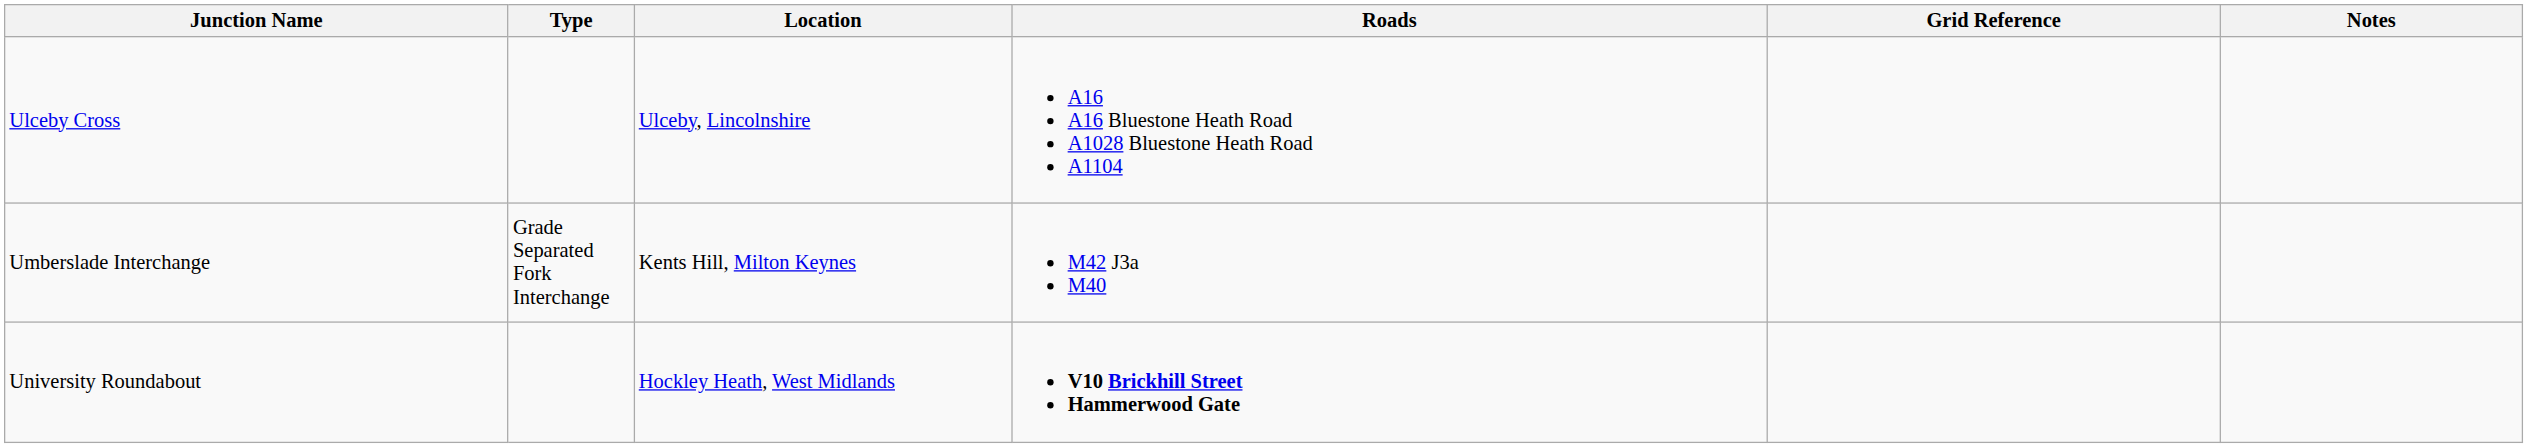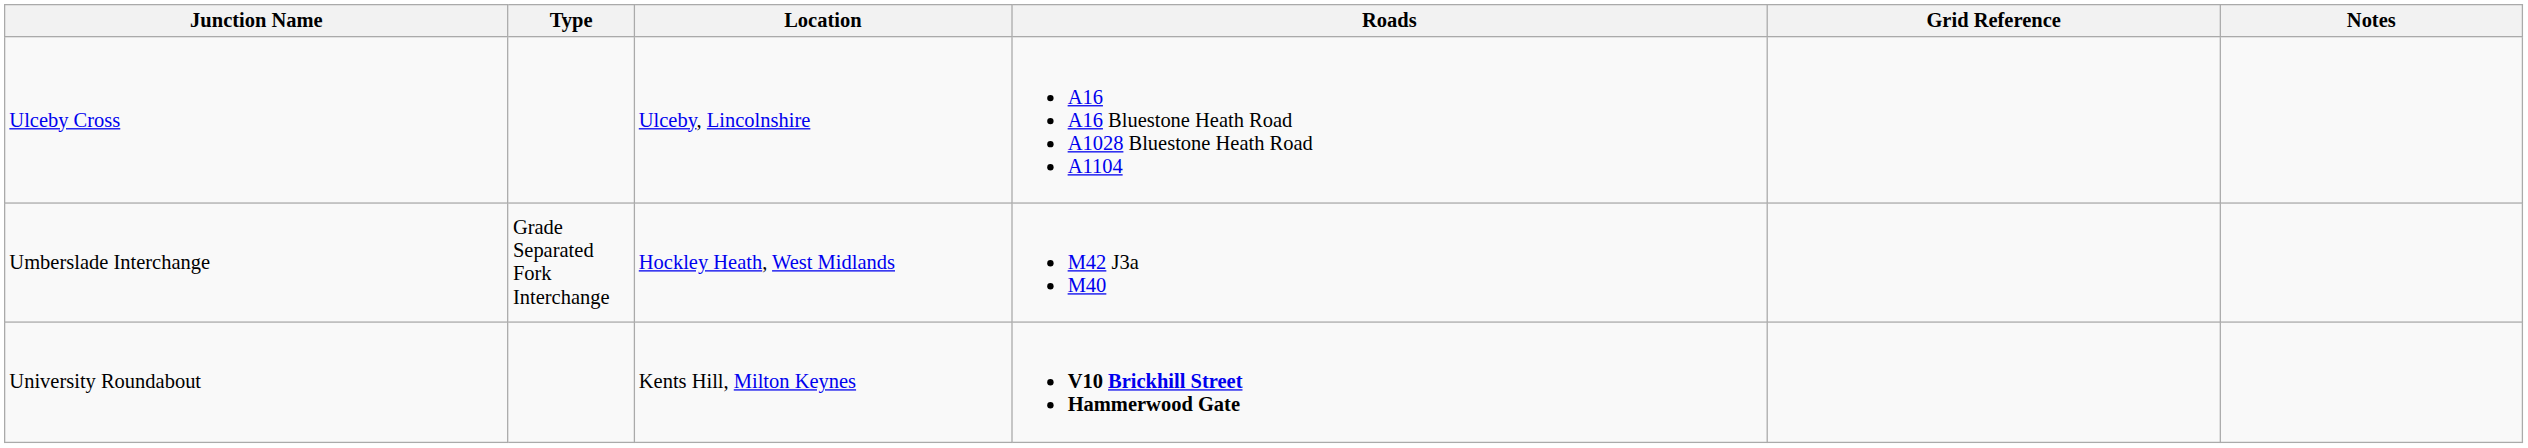(747, 262) Kents Hill, Milton Keynes -> (767, 262) Hockley Heath, West Midlands
(767, 381) Hockley Heath, West Midlands -> (747, 381) Kents Hill, Milton Keynes
